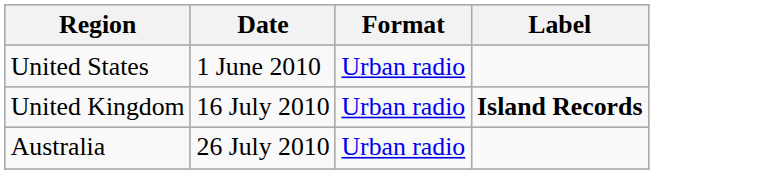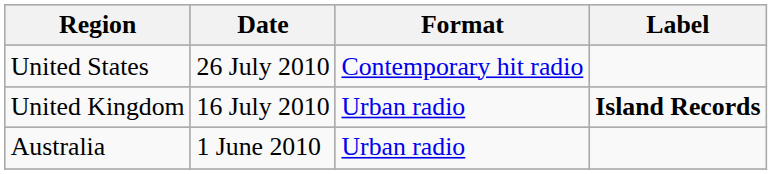(259, 65) 1 June 2010 -> (263, 65) 26 July 2010
(403, 65) Urban radio -> (462, 65) Contemporary hit radio
(263, 147) 26 July 2010 -> (259, 147) 1 June 2010
